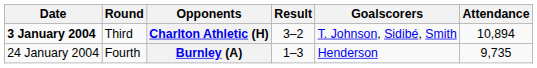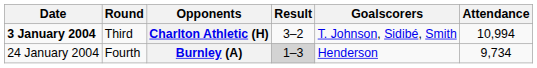(496, 33) 10,894 -> (496, 33) 10,994
(293, 53) no background -> (293, 53) lightgrey background
(496, 53) 9,735 -> (496, 53) 9,734
